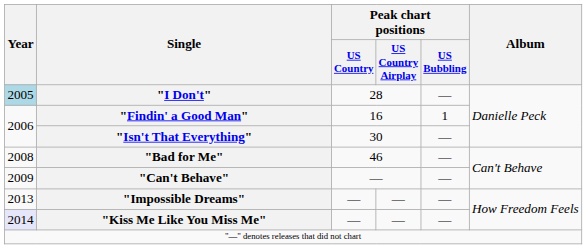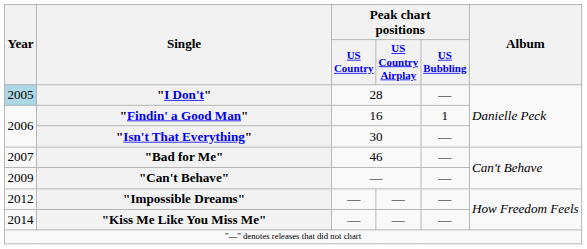(21, 157) 2008 -> (21, 157) 2007
(21, 199) 2013 -> (21, 199) 2012
(21, 219) lavender background -> (21, 219) no background
